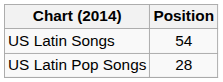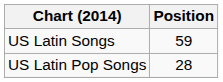(184, 41) 54 -> (184, 41) 59
